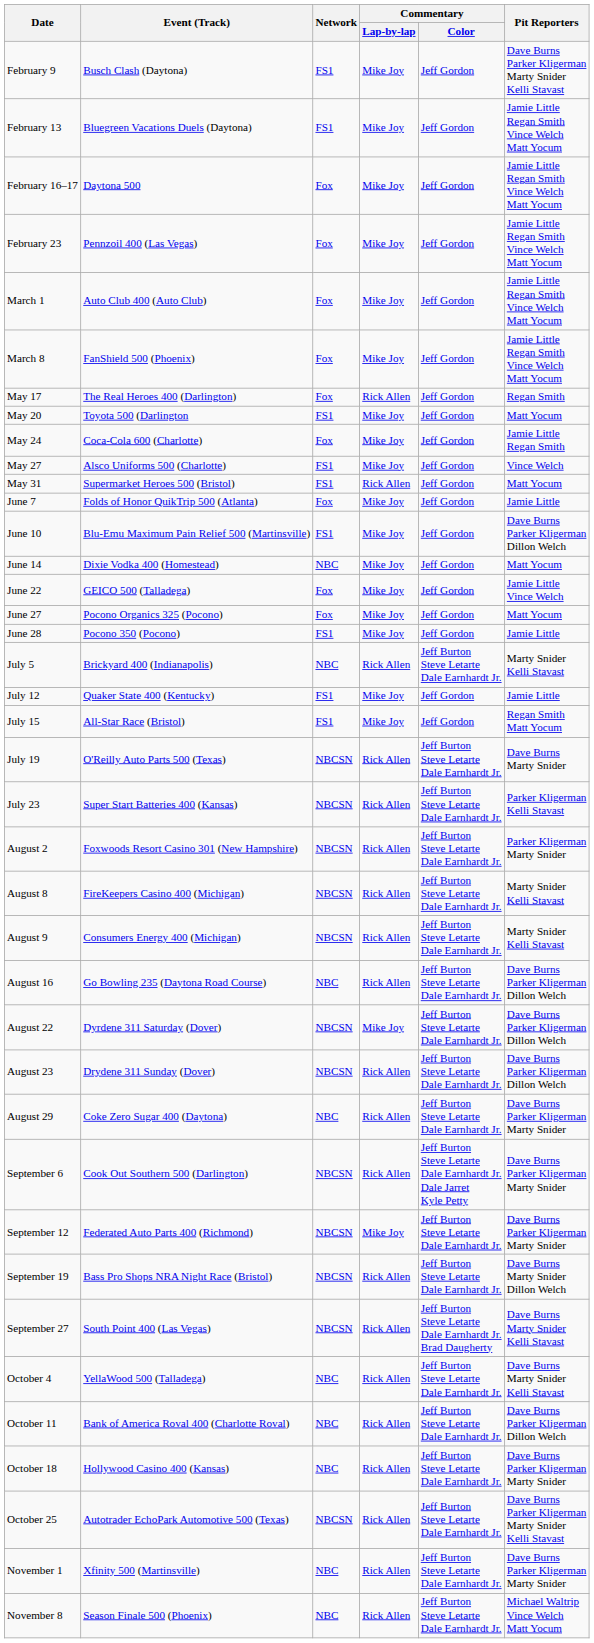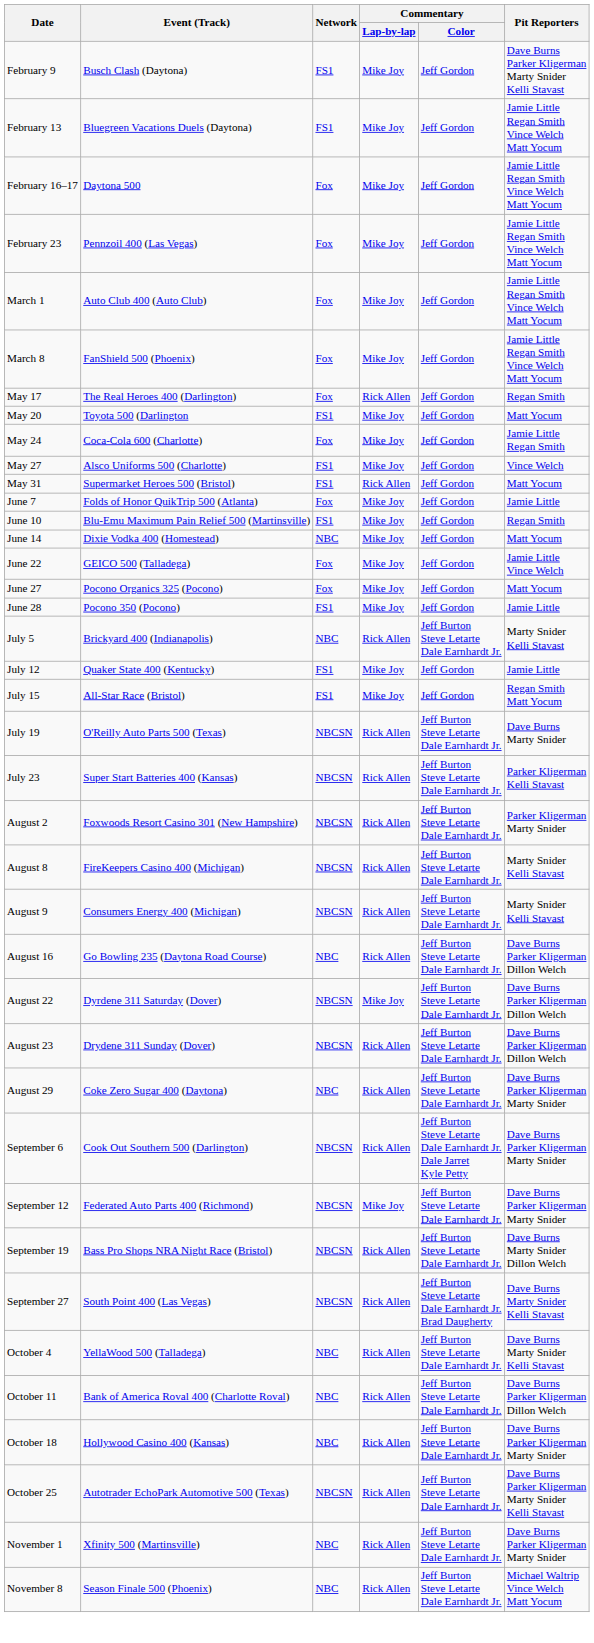(547, 533) Dave Burns Parker Kligerman Dillon Welch -> (536, 520) Regan Smith
